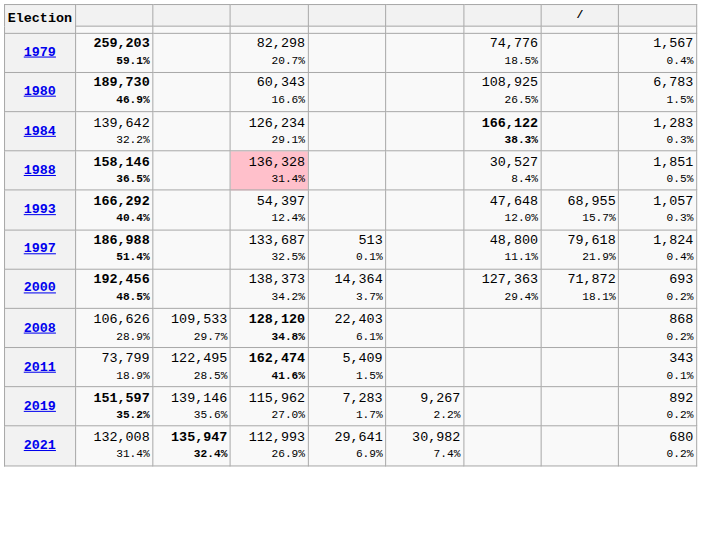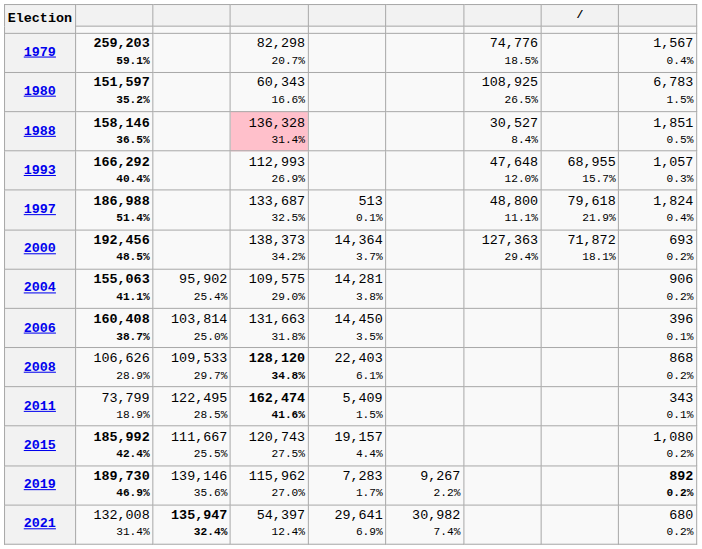(122, 91) 189,730 46.9% -> (122, 91) 151,597 35.2%
- row: (40, 131)
(281, 209) 54,397 12.4% -> (277, 170) 112,993 26.9%
+ row: (40, 288)
+ row: (40, 327)
+ row: (40, 445)
(122, 406) 151,597 35.2% -> (122, 485) 189,730 46.9%
(680, 406) normal -> (680, 485) bold
(277, 445) 112,993 26.9% -> (281, 524) 54,397 12.4%
